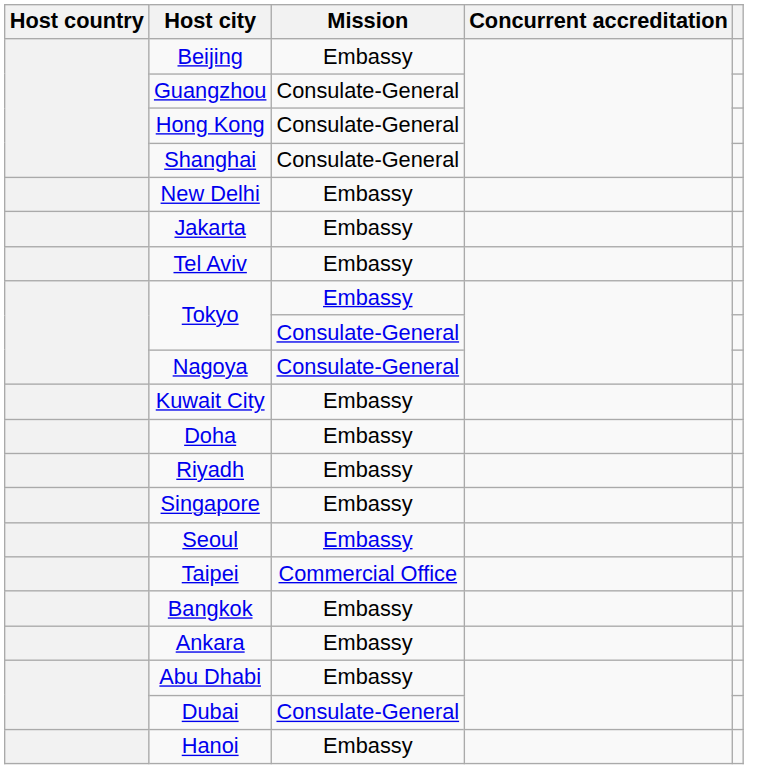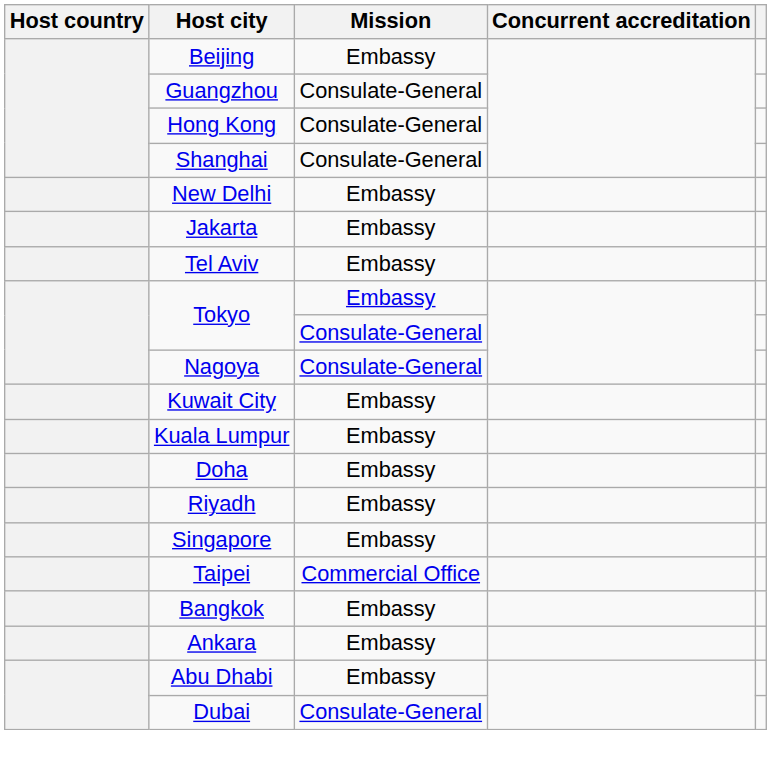+ row: (222, 435)
- row: (210, 539)
- row: (210, 746)
